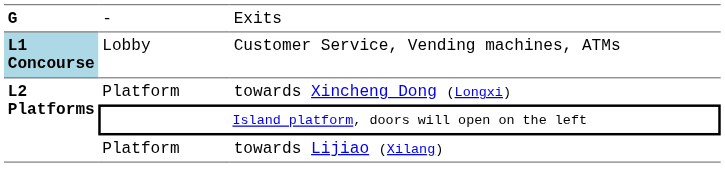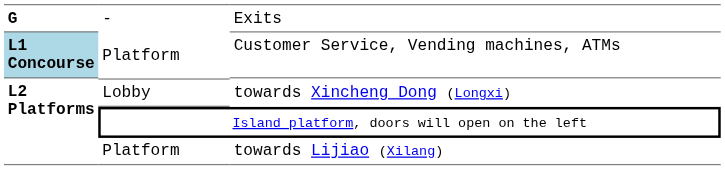(126, 46) Lobby -> (141, 55) Platform
(141, 91) Platform -> (126, 93) Lobby
